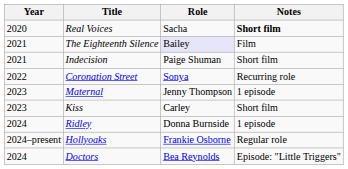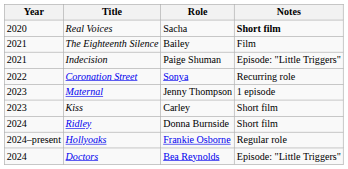(176, 44) lavender background -> (176, 44) no background
(257, 60) Short film -> (289, 60) Episode: "Little Triggers"
(256, 124) 1 episode -> (257, 124) Short film
